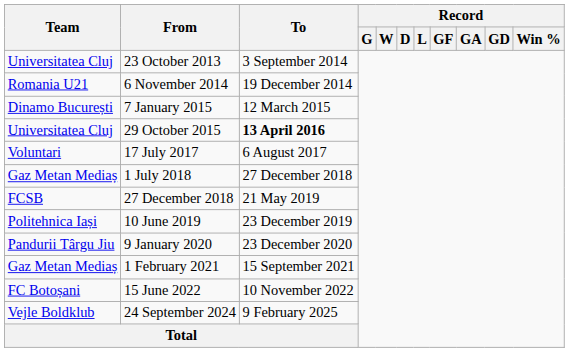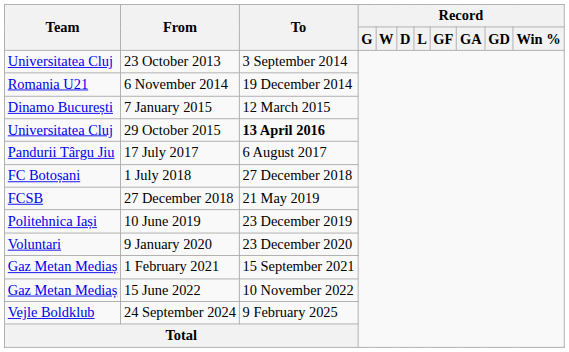(34, 152) Voluntari -> (61, 152) Pandurii Târgu Jiu
(63, 175) Gaz Metan Mediaș -> (44, 175) FC Botoșani
(61, 244) Pandurii Târgu Jiu -> (34, 244) Voluntari
(44, 289) FC Botoșani -> (63, 289) Gaz Metan Mediaș
